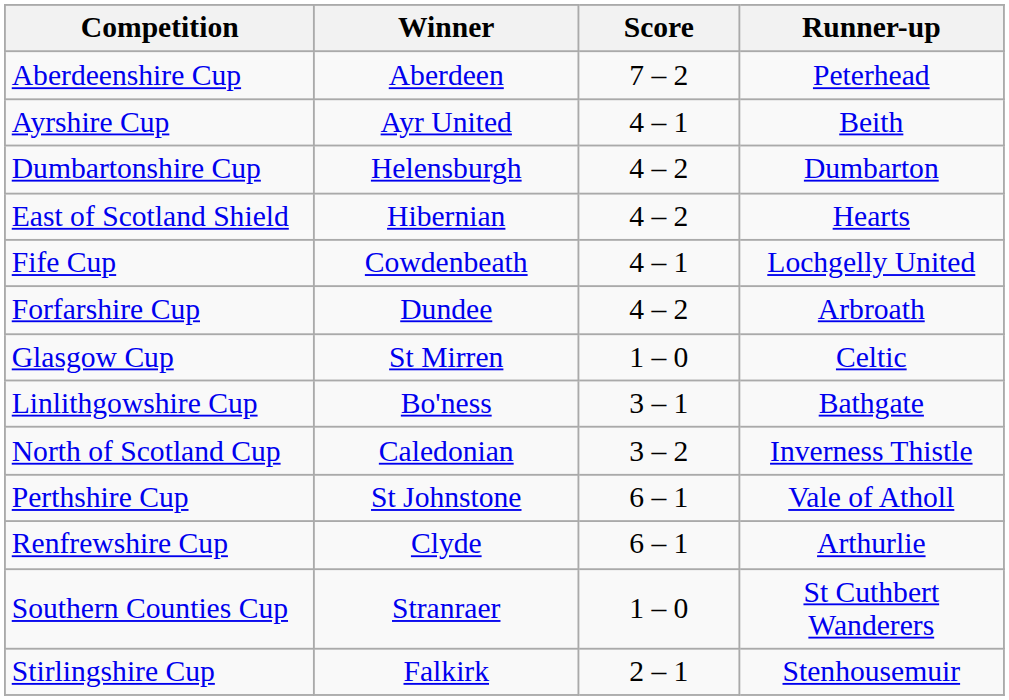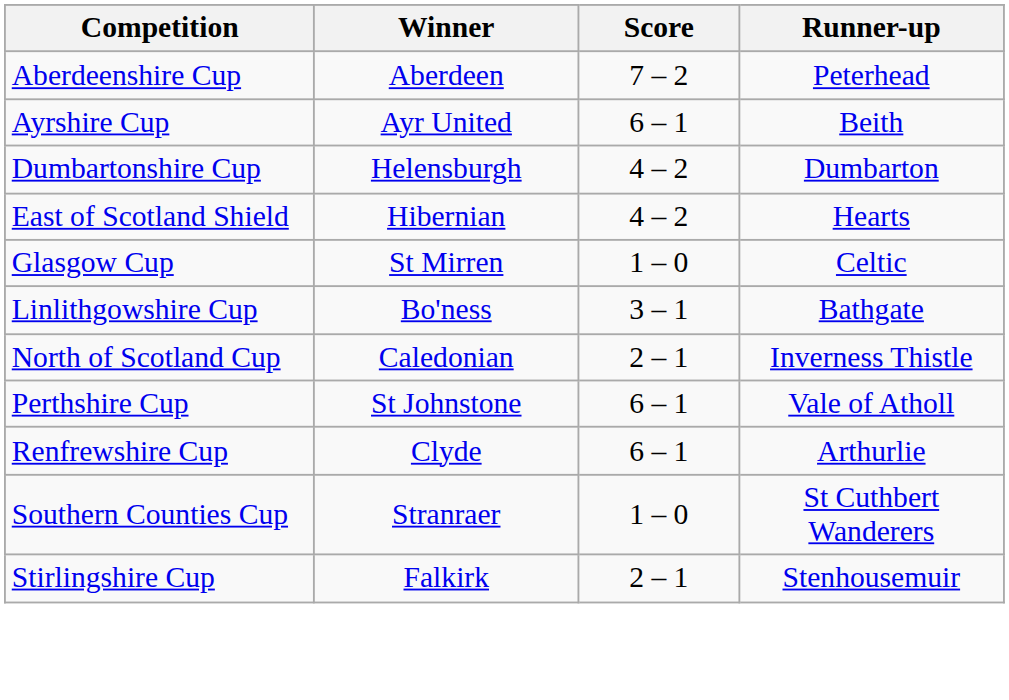(659, 121) 4 – 1 -> (659, 121) 6 – 1
- row: (64, 262)
- row: (106, 309)
(659, 450) 3 – 2 -> (659, 356) 2 – 1
